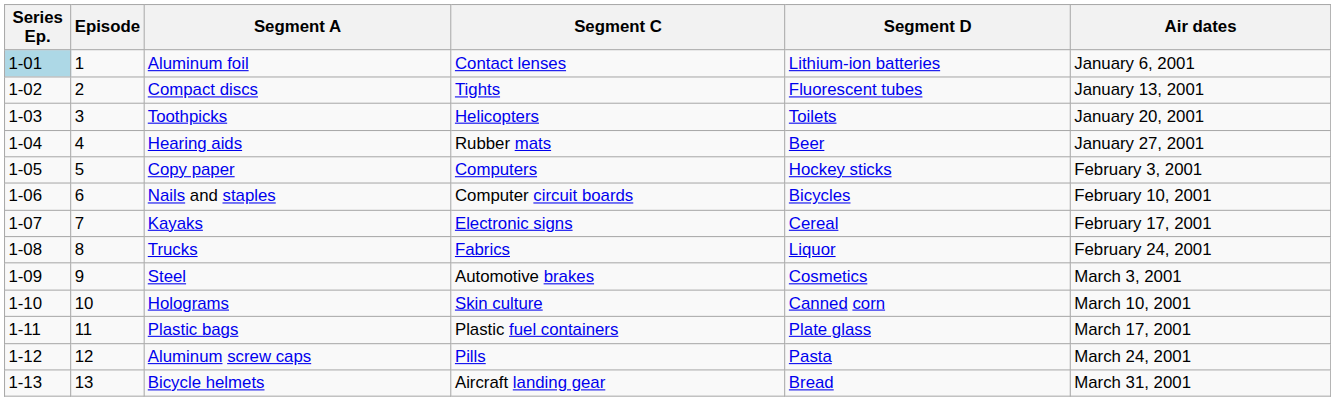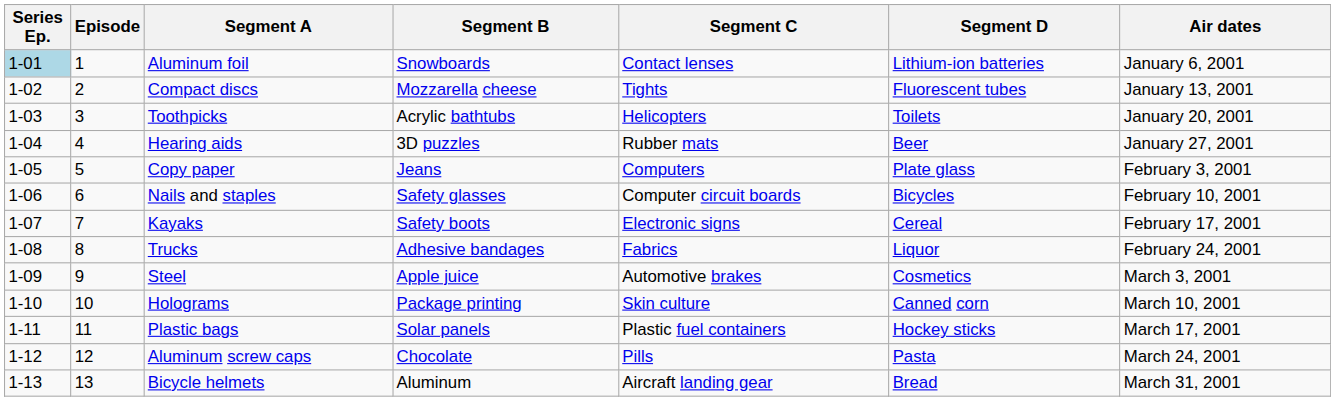+ column: (505, 27)
(840, 169) Hockey sticks -> (934, 169) Plate glass
(830, 329) Plate glass -> (944, 329) Hockey sticks
